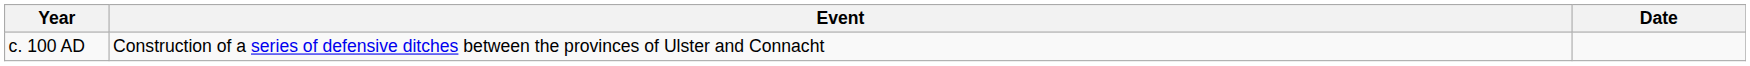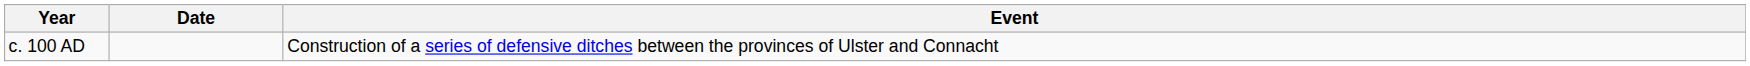columns swapped: (1659, 18) <-> (840, 18)
